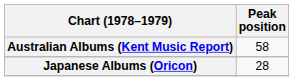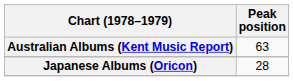(262, 47) 58 -> (262, 47) 63
